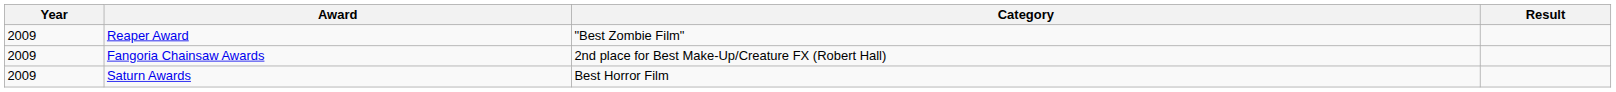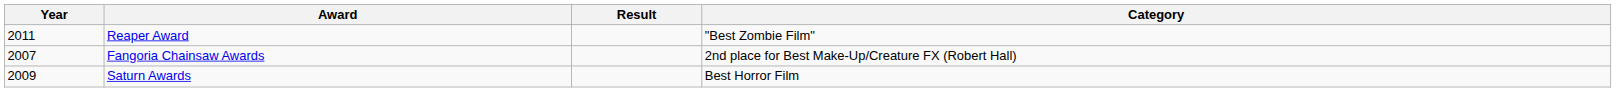columns swapped: (1026, 14) <-> (1545, 14)
(22, 35) 2009 -> (21, 35) 2011
(22, 55) 2009 -> (22, 55) 2007
